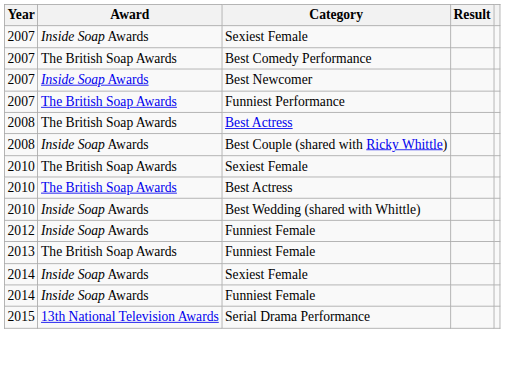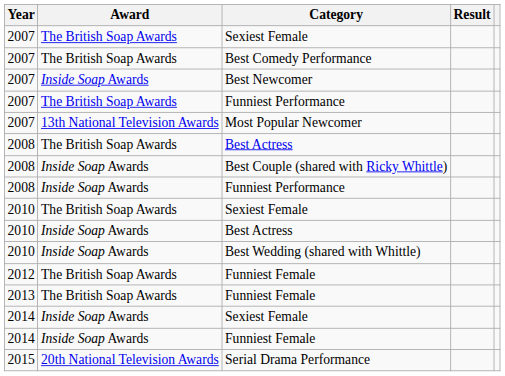(95, 36) Inside Soap Awards -> (109, 36) The British Soap Awards
+ row: (21, 123)
+ row: (21, 187)
(109, 187) The British Soap Awards -> (95, 230) Inside Soap Awards
(95, 230) Inside Soap Awards -> (109, 274) The British Soap Awards
(130, 317) 13th National Television Awards -> (130, 360) 20th National Television Awards
